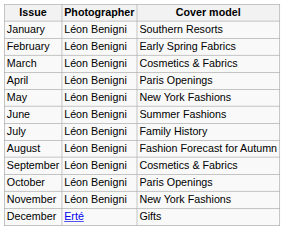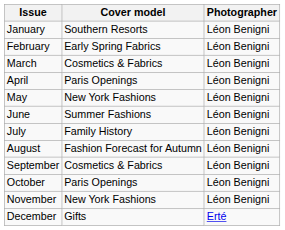columns swapped: (208, 13) <-> (99, 13)
